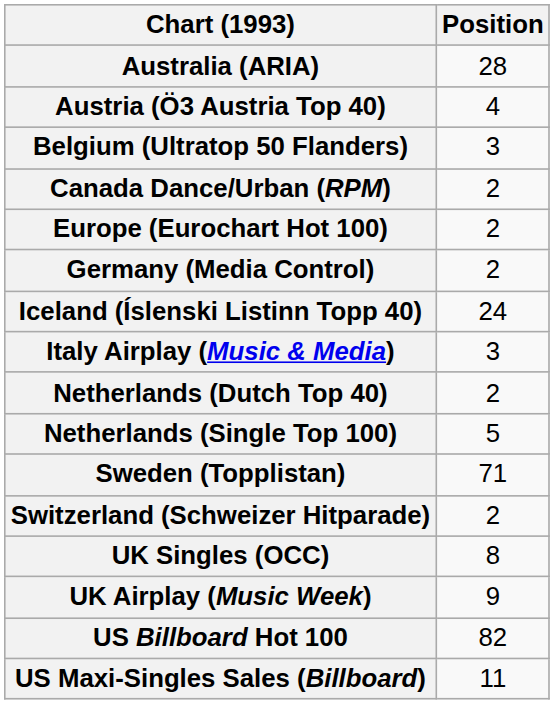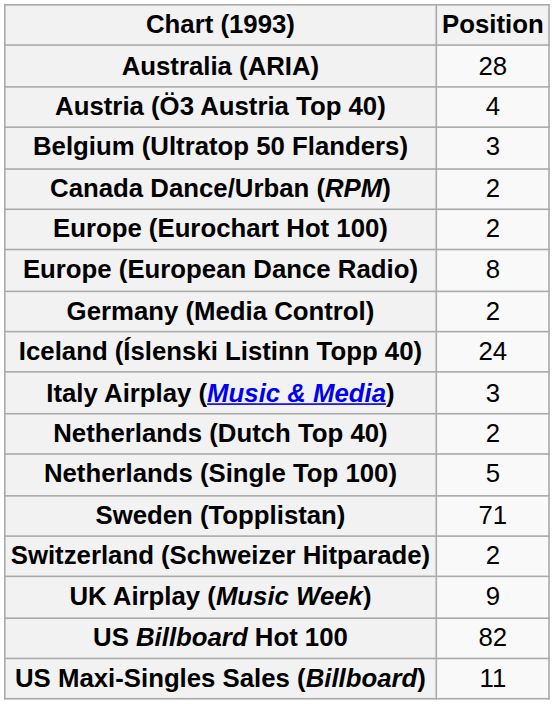+ row: (220, 270)
- row: (220, 556)
